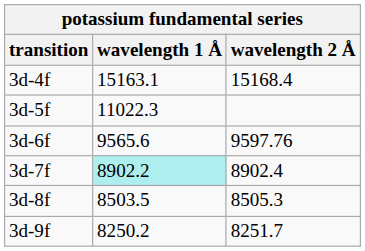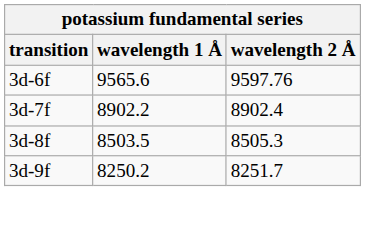- row: (30, 79)
- row: (30, 110)
(123, 170) paleturquoise background -> (123, 110) no background
